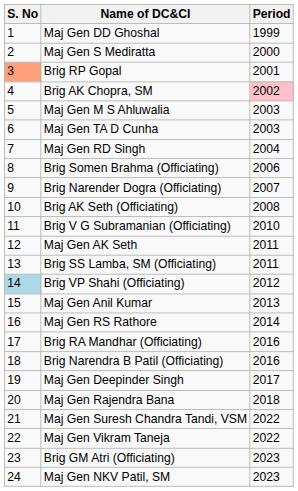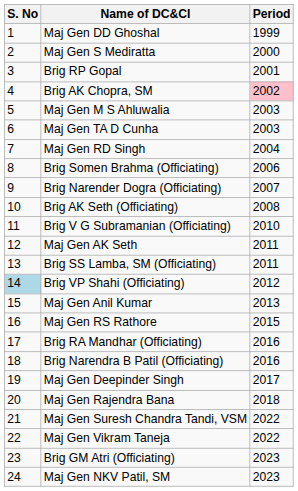(11, 71) lightsalmon background -> (11, 71) no background
(266, 322) 2014 -> (266, 322) 2015
